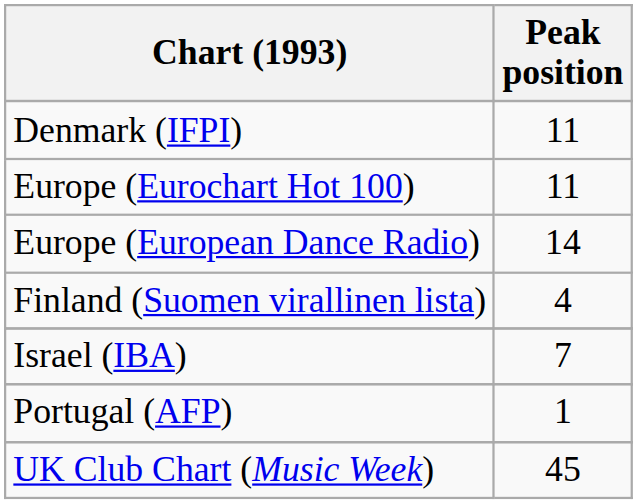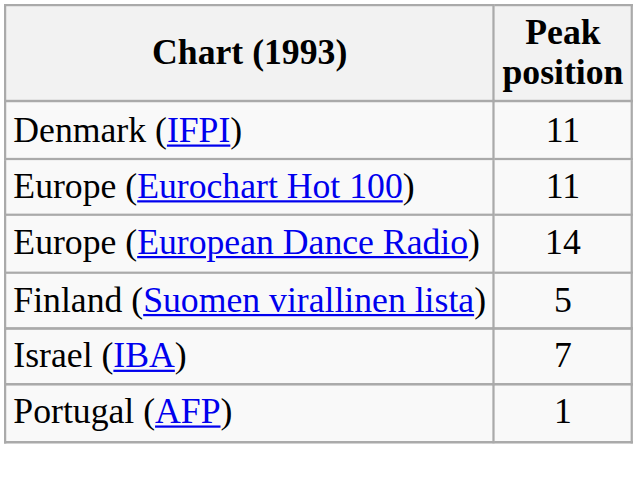(563, 299) 4 -> (563, 299) 5
- row: (224, 469)
